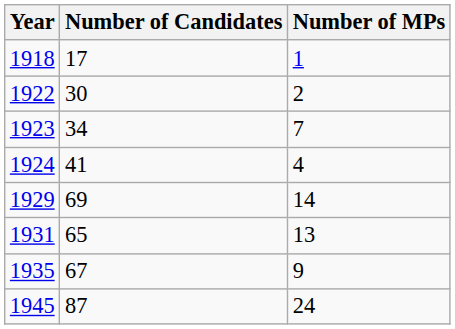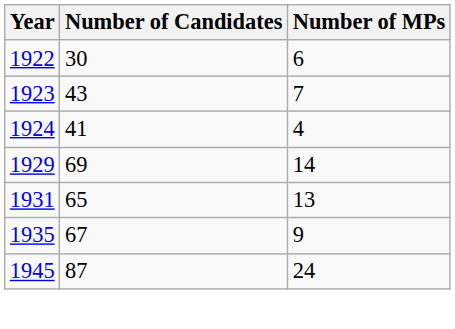- row: (32, 57)
(298, 93) 2 -> (298, 57) 6
(76, 128) 34 -> (76, 93) 43
